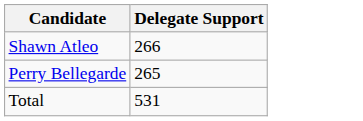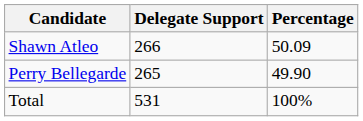+ column: (313, 18)
